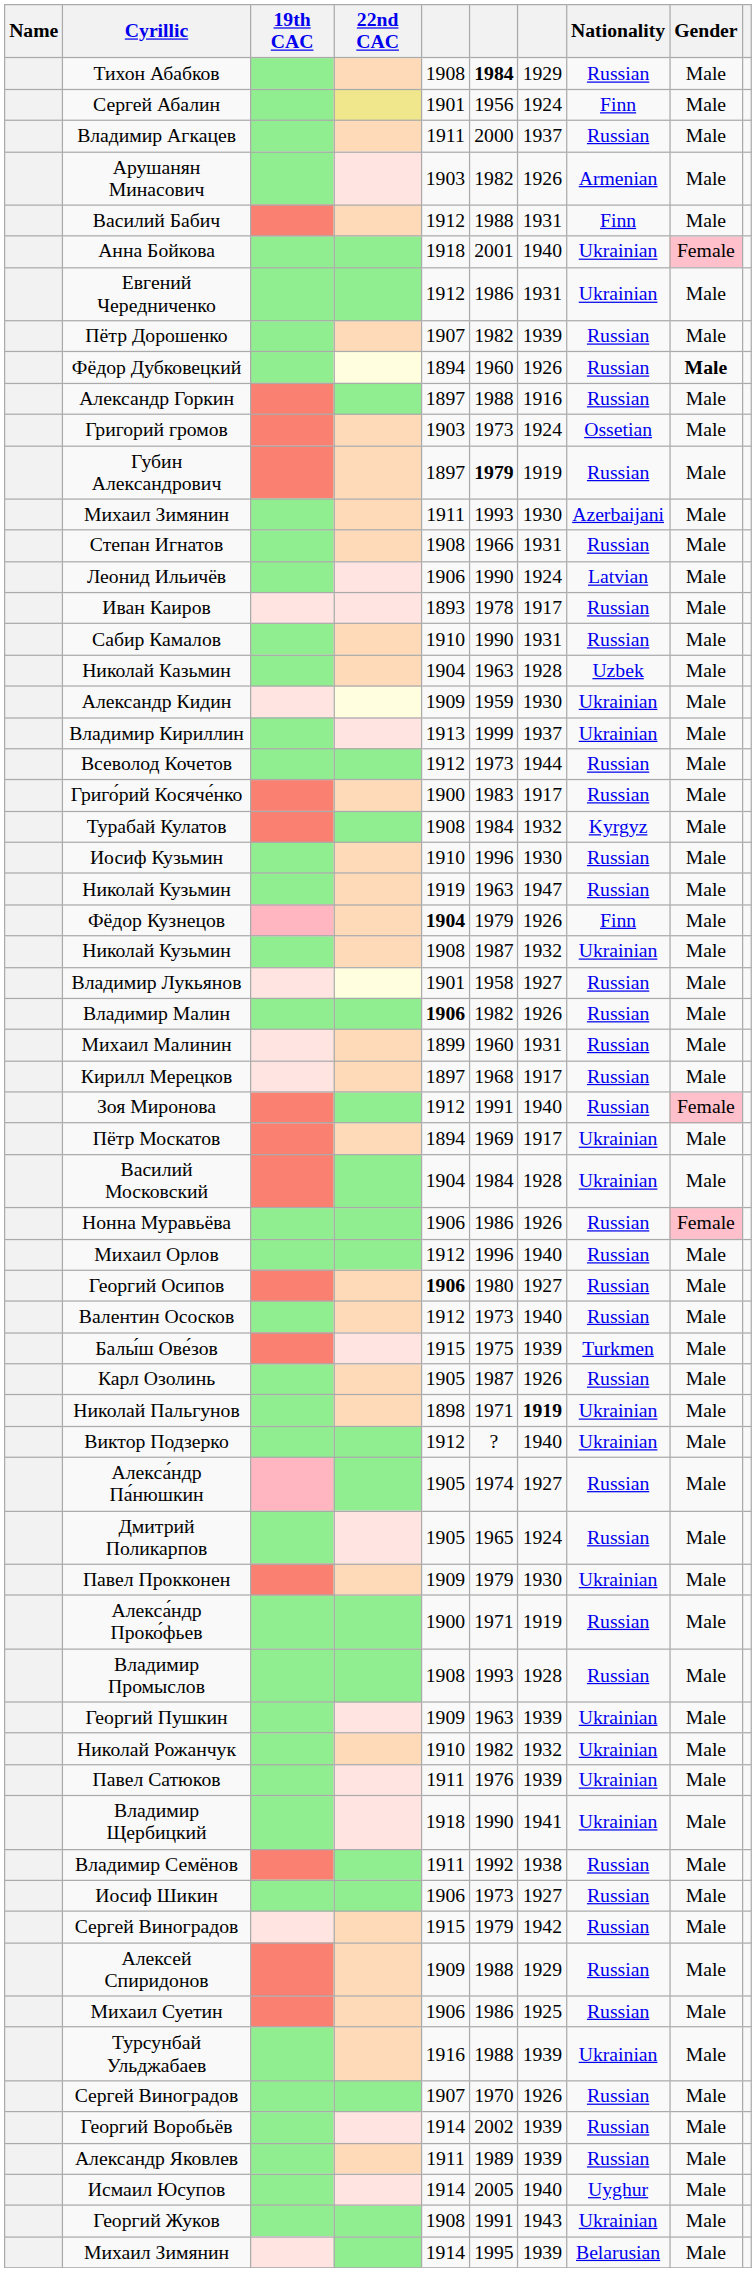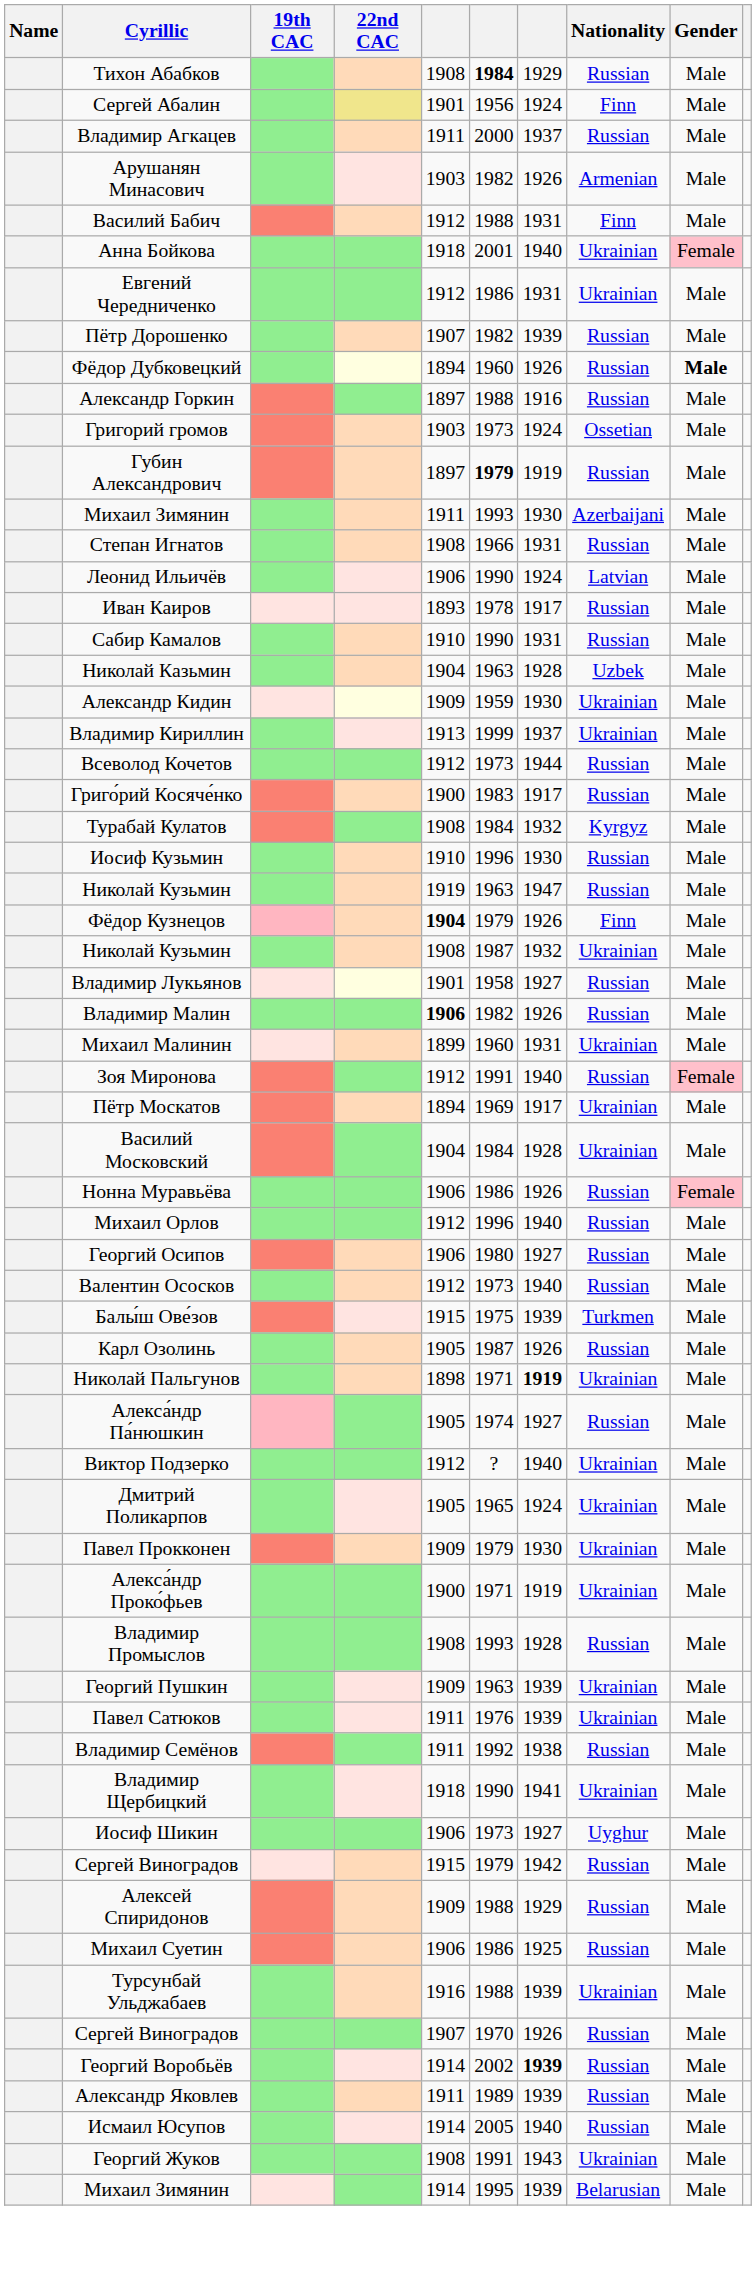(618, 1045) Russian -> (618, 1045) Ukrainian
- row: (34, 1076)
(445, 1285) bold -> (445, 1254) normal
rows swapped: (34, 1484) <-> (34, 1442)
(618, 1537) Russian -> (618, 1506) Ukrainian
(618, 1621) Russian -> (618, 1590) Ukrainian
- row: (34, 1749)
rows swapped: (34, 1865) <-> (34, 1822)
(618, 1895) Russian -> (618, 1833) Uyghur
(542, 2127) normal -> (542, 2064) bold
(618, 2189) Uyghur -> (618, 2127) Russian
